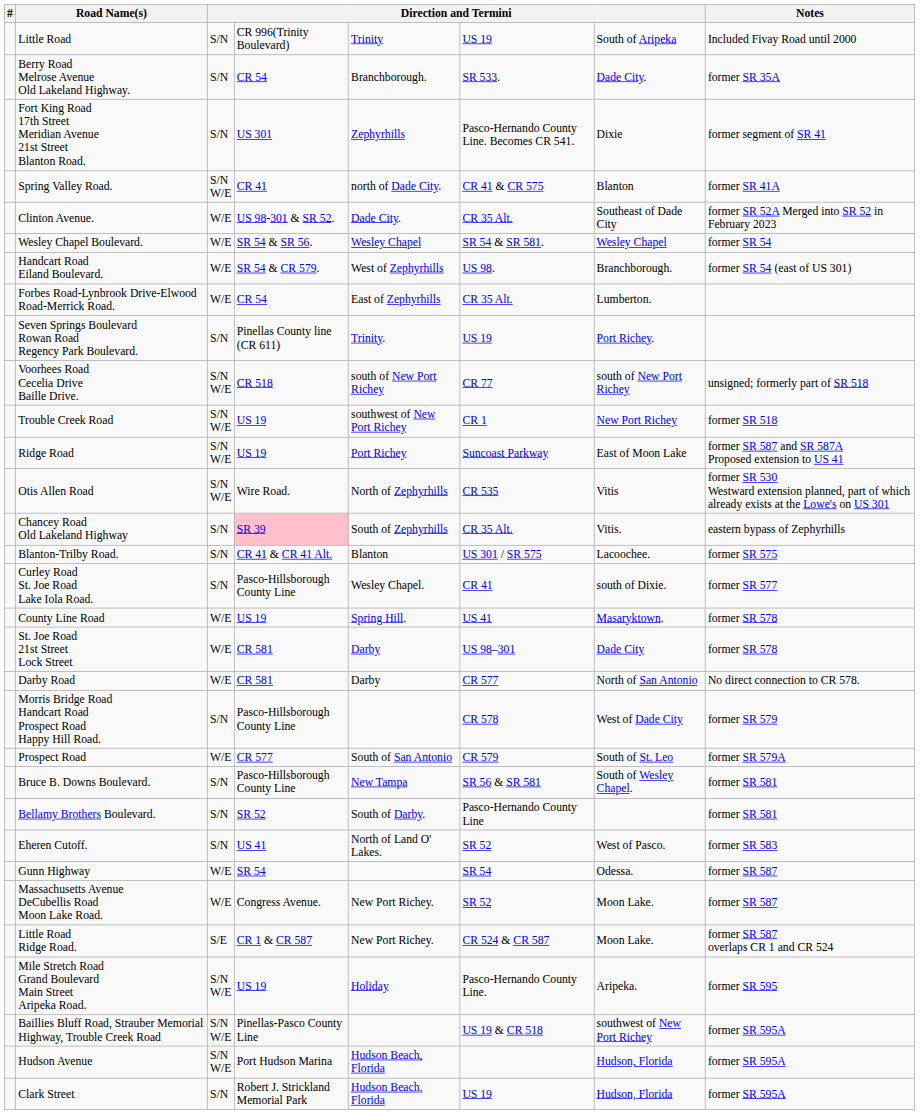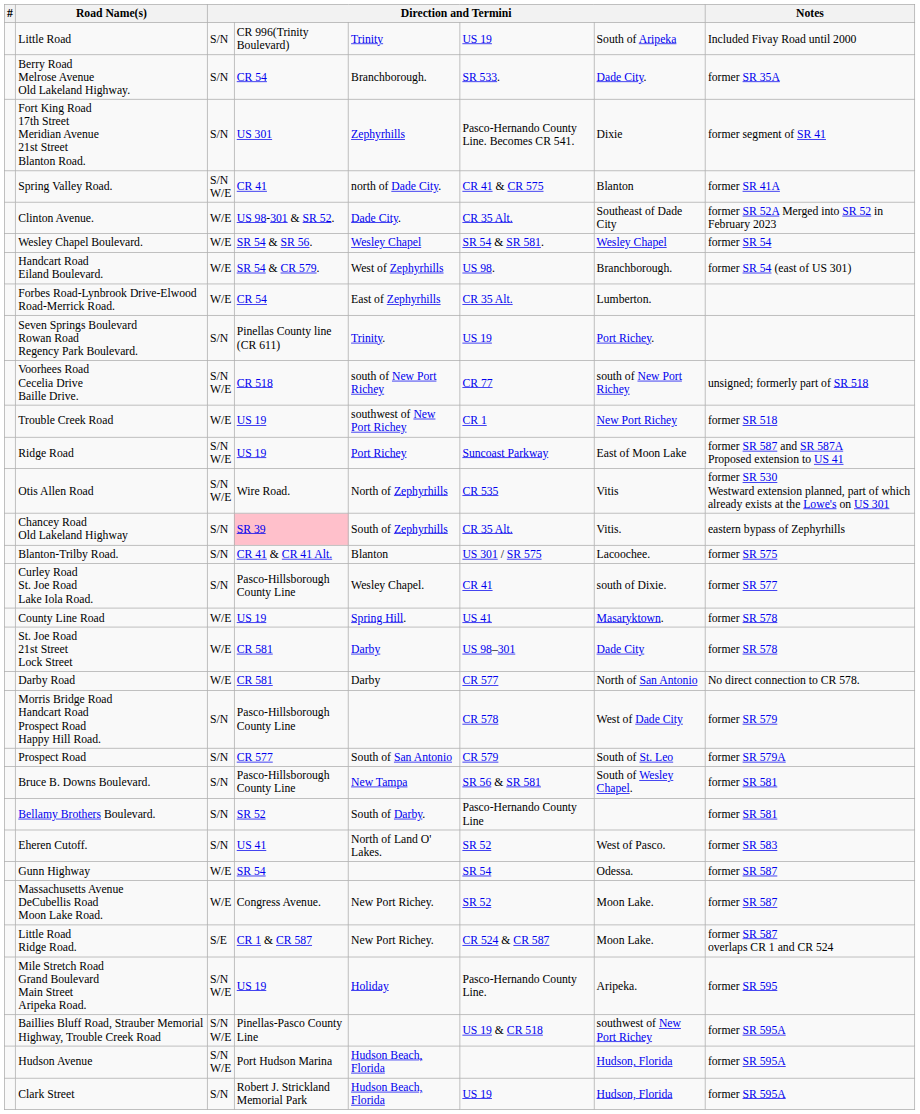(221, 421) S/N W/E -> (221, 421) W/E
(221, 757) W/E -> (219, 757) S/N
